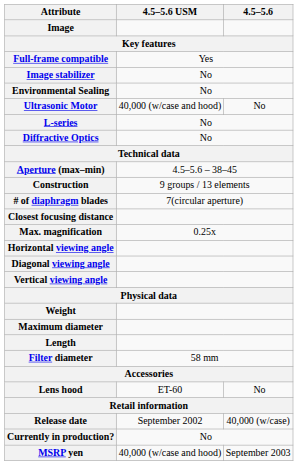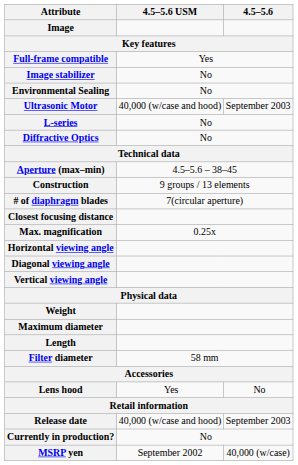(258, 106) No -> (258, 106) September 2003
(170, 389) ET-60 -> (170, 389) Yes
(170, 421) September 2002 -> (170, 421) 40,000 (w/case and hood)
(258, 421) 40,000 (w/case) -> (258, 421) September 2003
(170, 452) 40,000 (w/case and hood) -> (170, 452) September 2002
(258, 452) September 2003 -> (258, 452) 40,000 (w/case)
